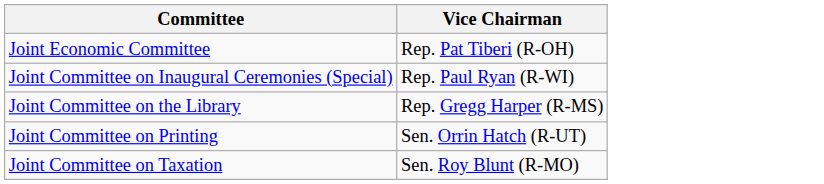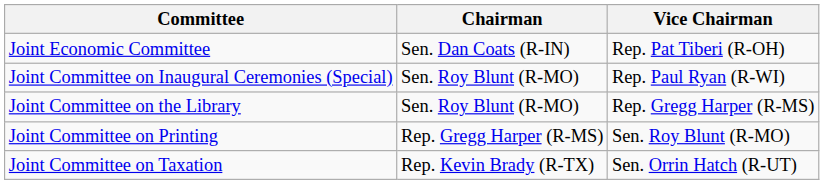+ column: (502, 19)
(494, 135) Sen. Orrin Hatch (R-UT) -> (701, 135) Sen. Roy Blunt (R-MO)
(490, 164) Sen. Roy Blunt (R-MO) -> (704, 164) Sen. Orrin Hatch (R-UT)
